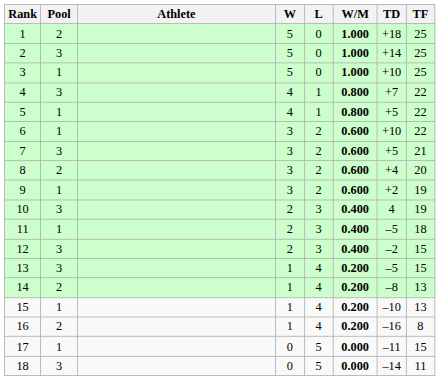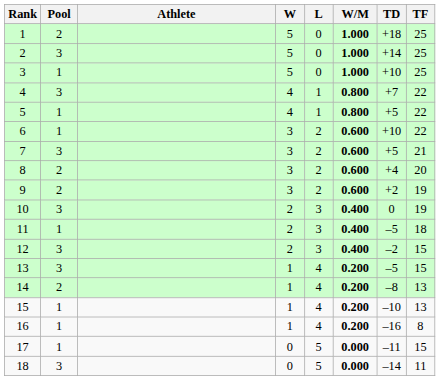(59, 190) 1 -> (59, 190) 2
(392, 209) 4 -> (392, 209) 0
(59, 326) 2 -> (59, 326) 1
